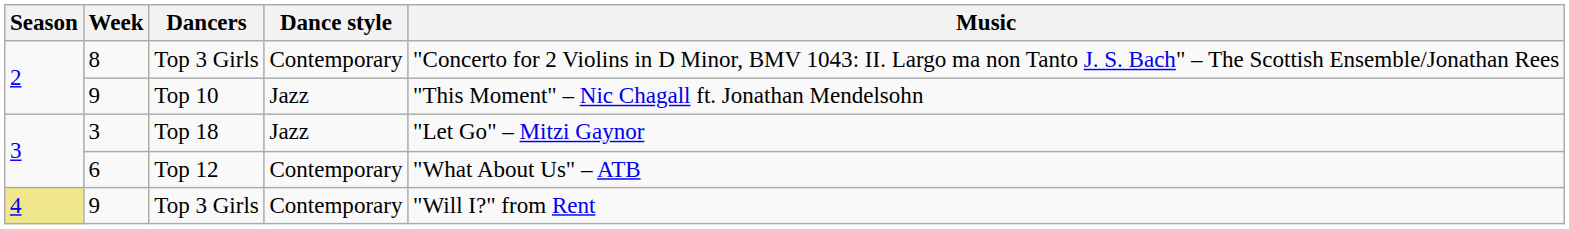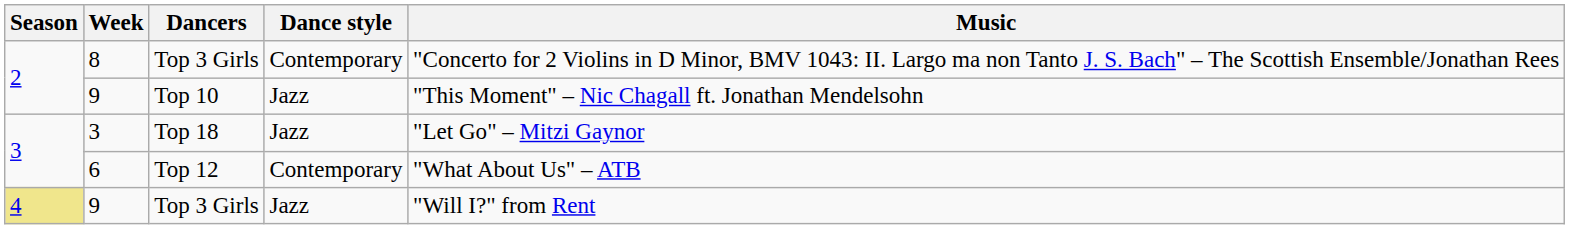(336, 205) Contemporary -> (289, 205) Jazz
